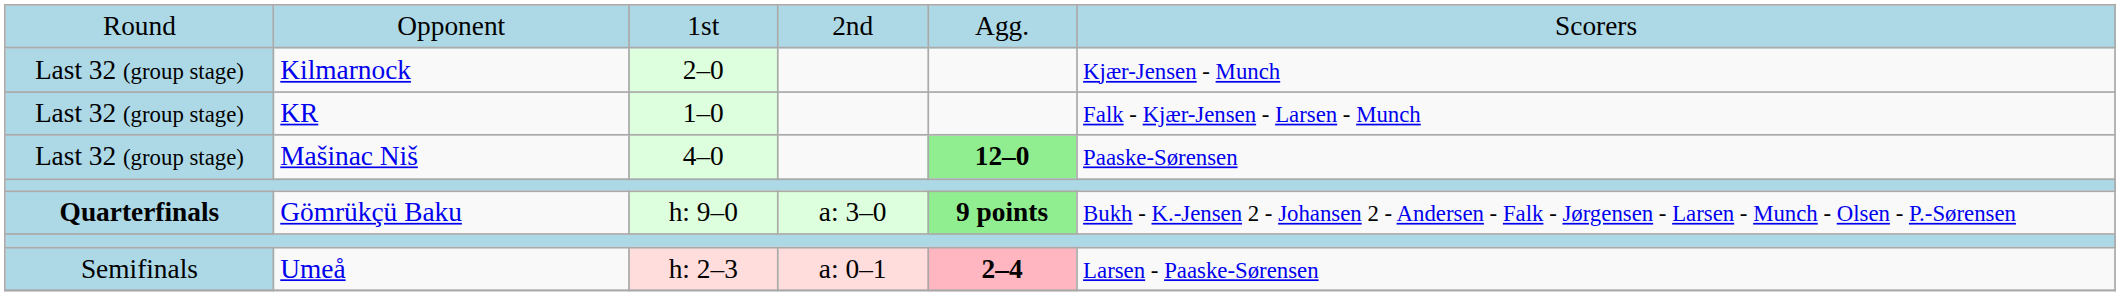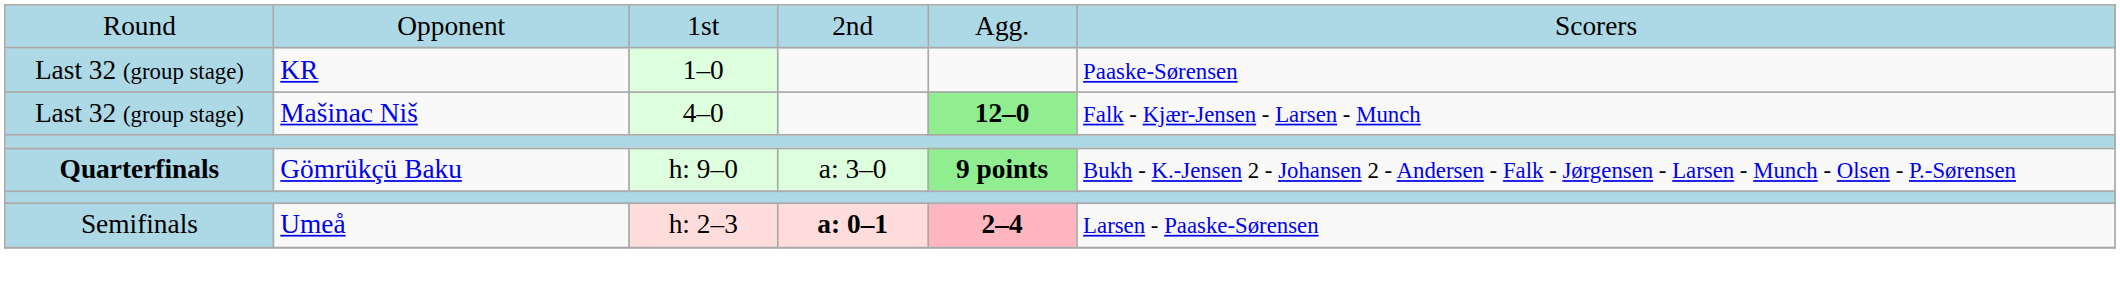- row: (346, 69)
(1252, 114) Falk - Kjær-Jensen - Larsen - Munch -> (1160, 71) Paaske-Sørensen
(1160, 158) Paaske-Sørensen -> (1252, 114) Falk - Kjær-Jensen - Larsen - Munch
(853, 268) normal -> (853, 224) bold
